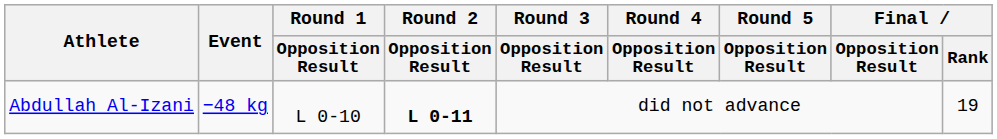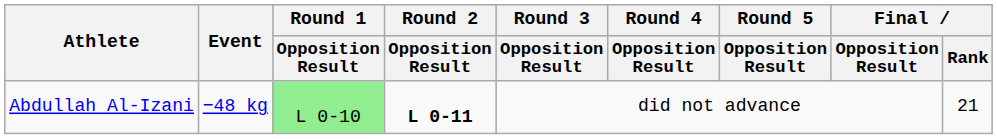(328, 117) no background -> (328, 117) lightgreen background
(968, 107) 19 -> (968, 107) 21
